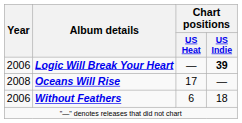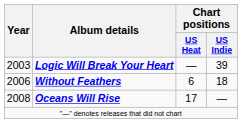(19, 65) 2006 -> (19, 65) 2003
(222, 65) bold -> (222, 65) normal
rows swapped: (78, 98) <-> (78, 82)
